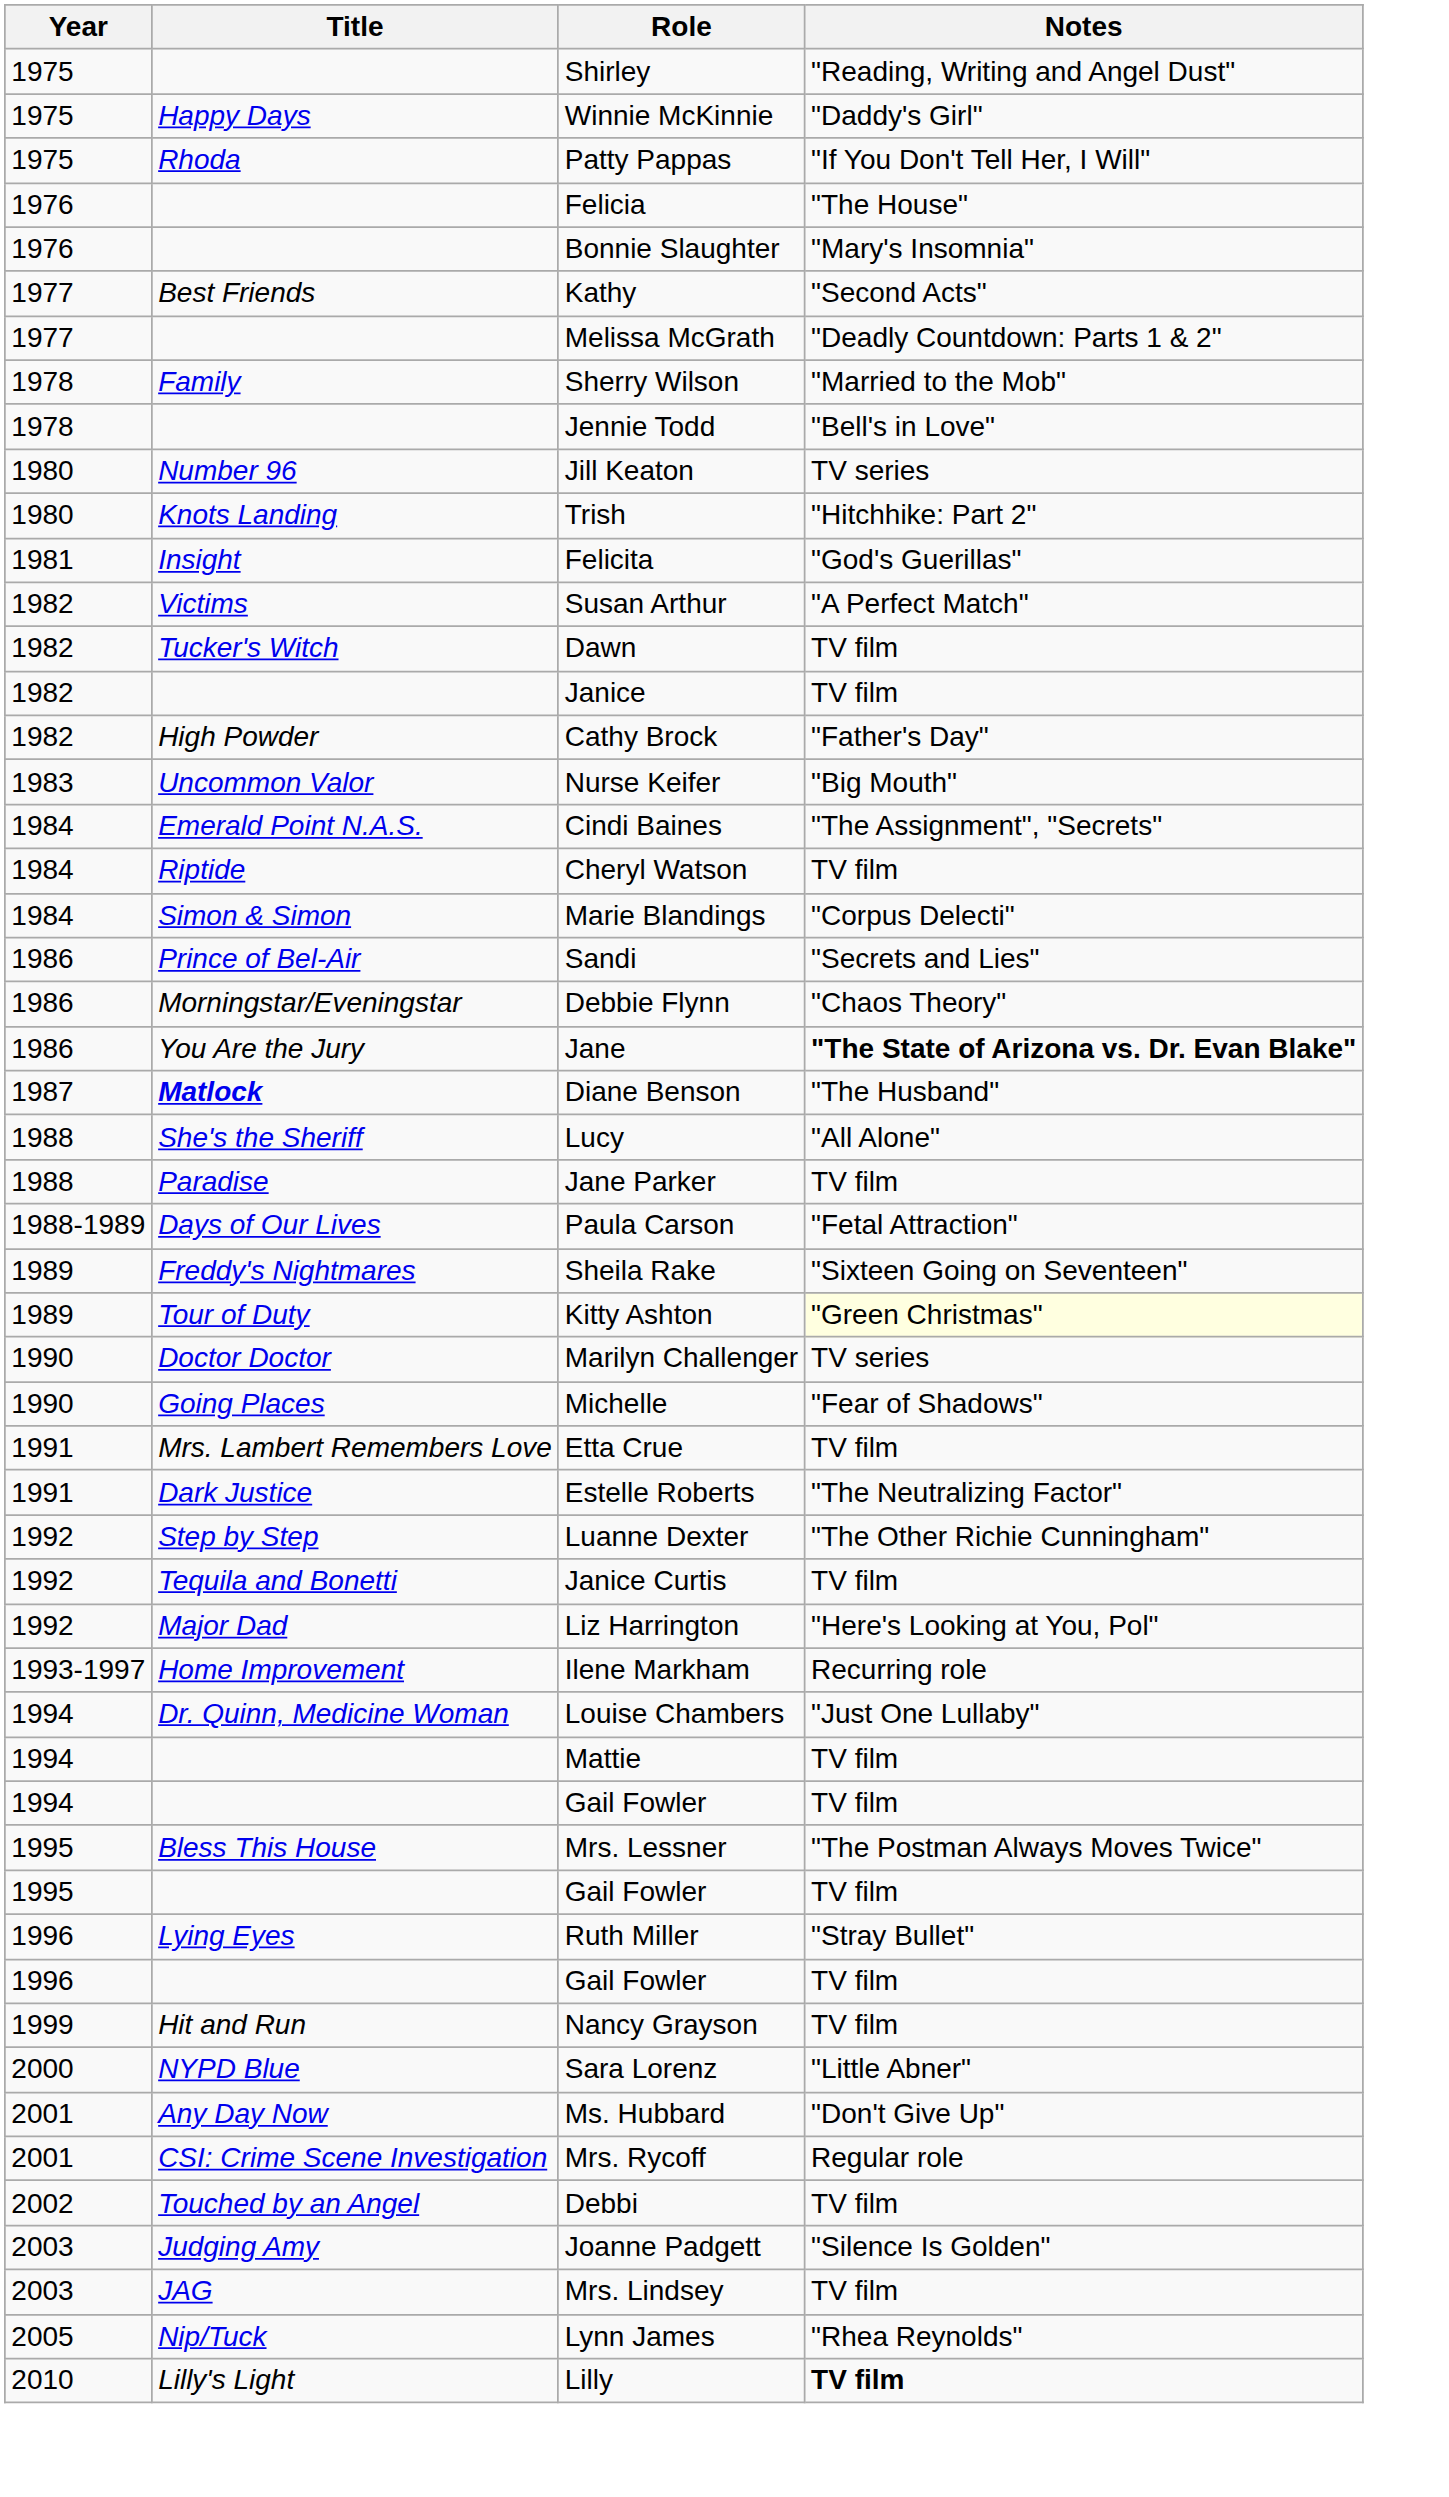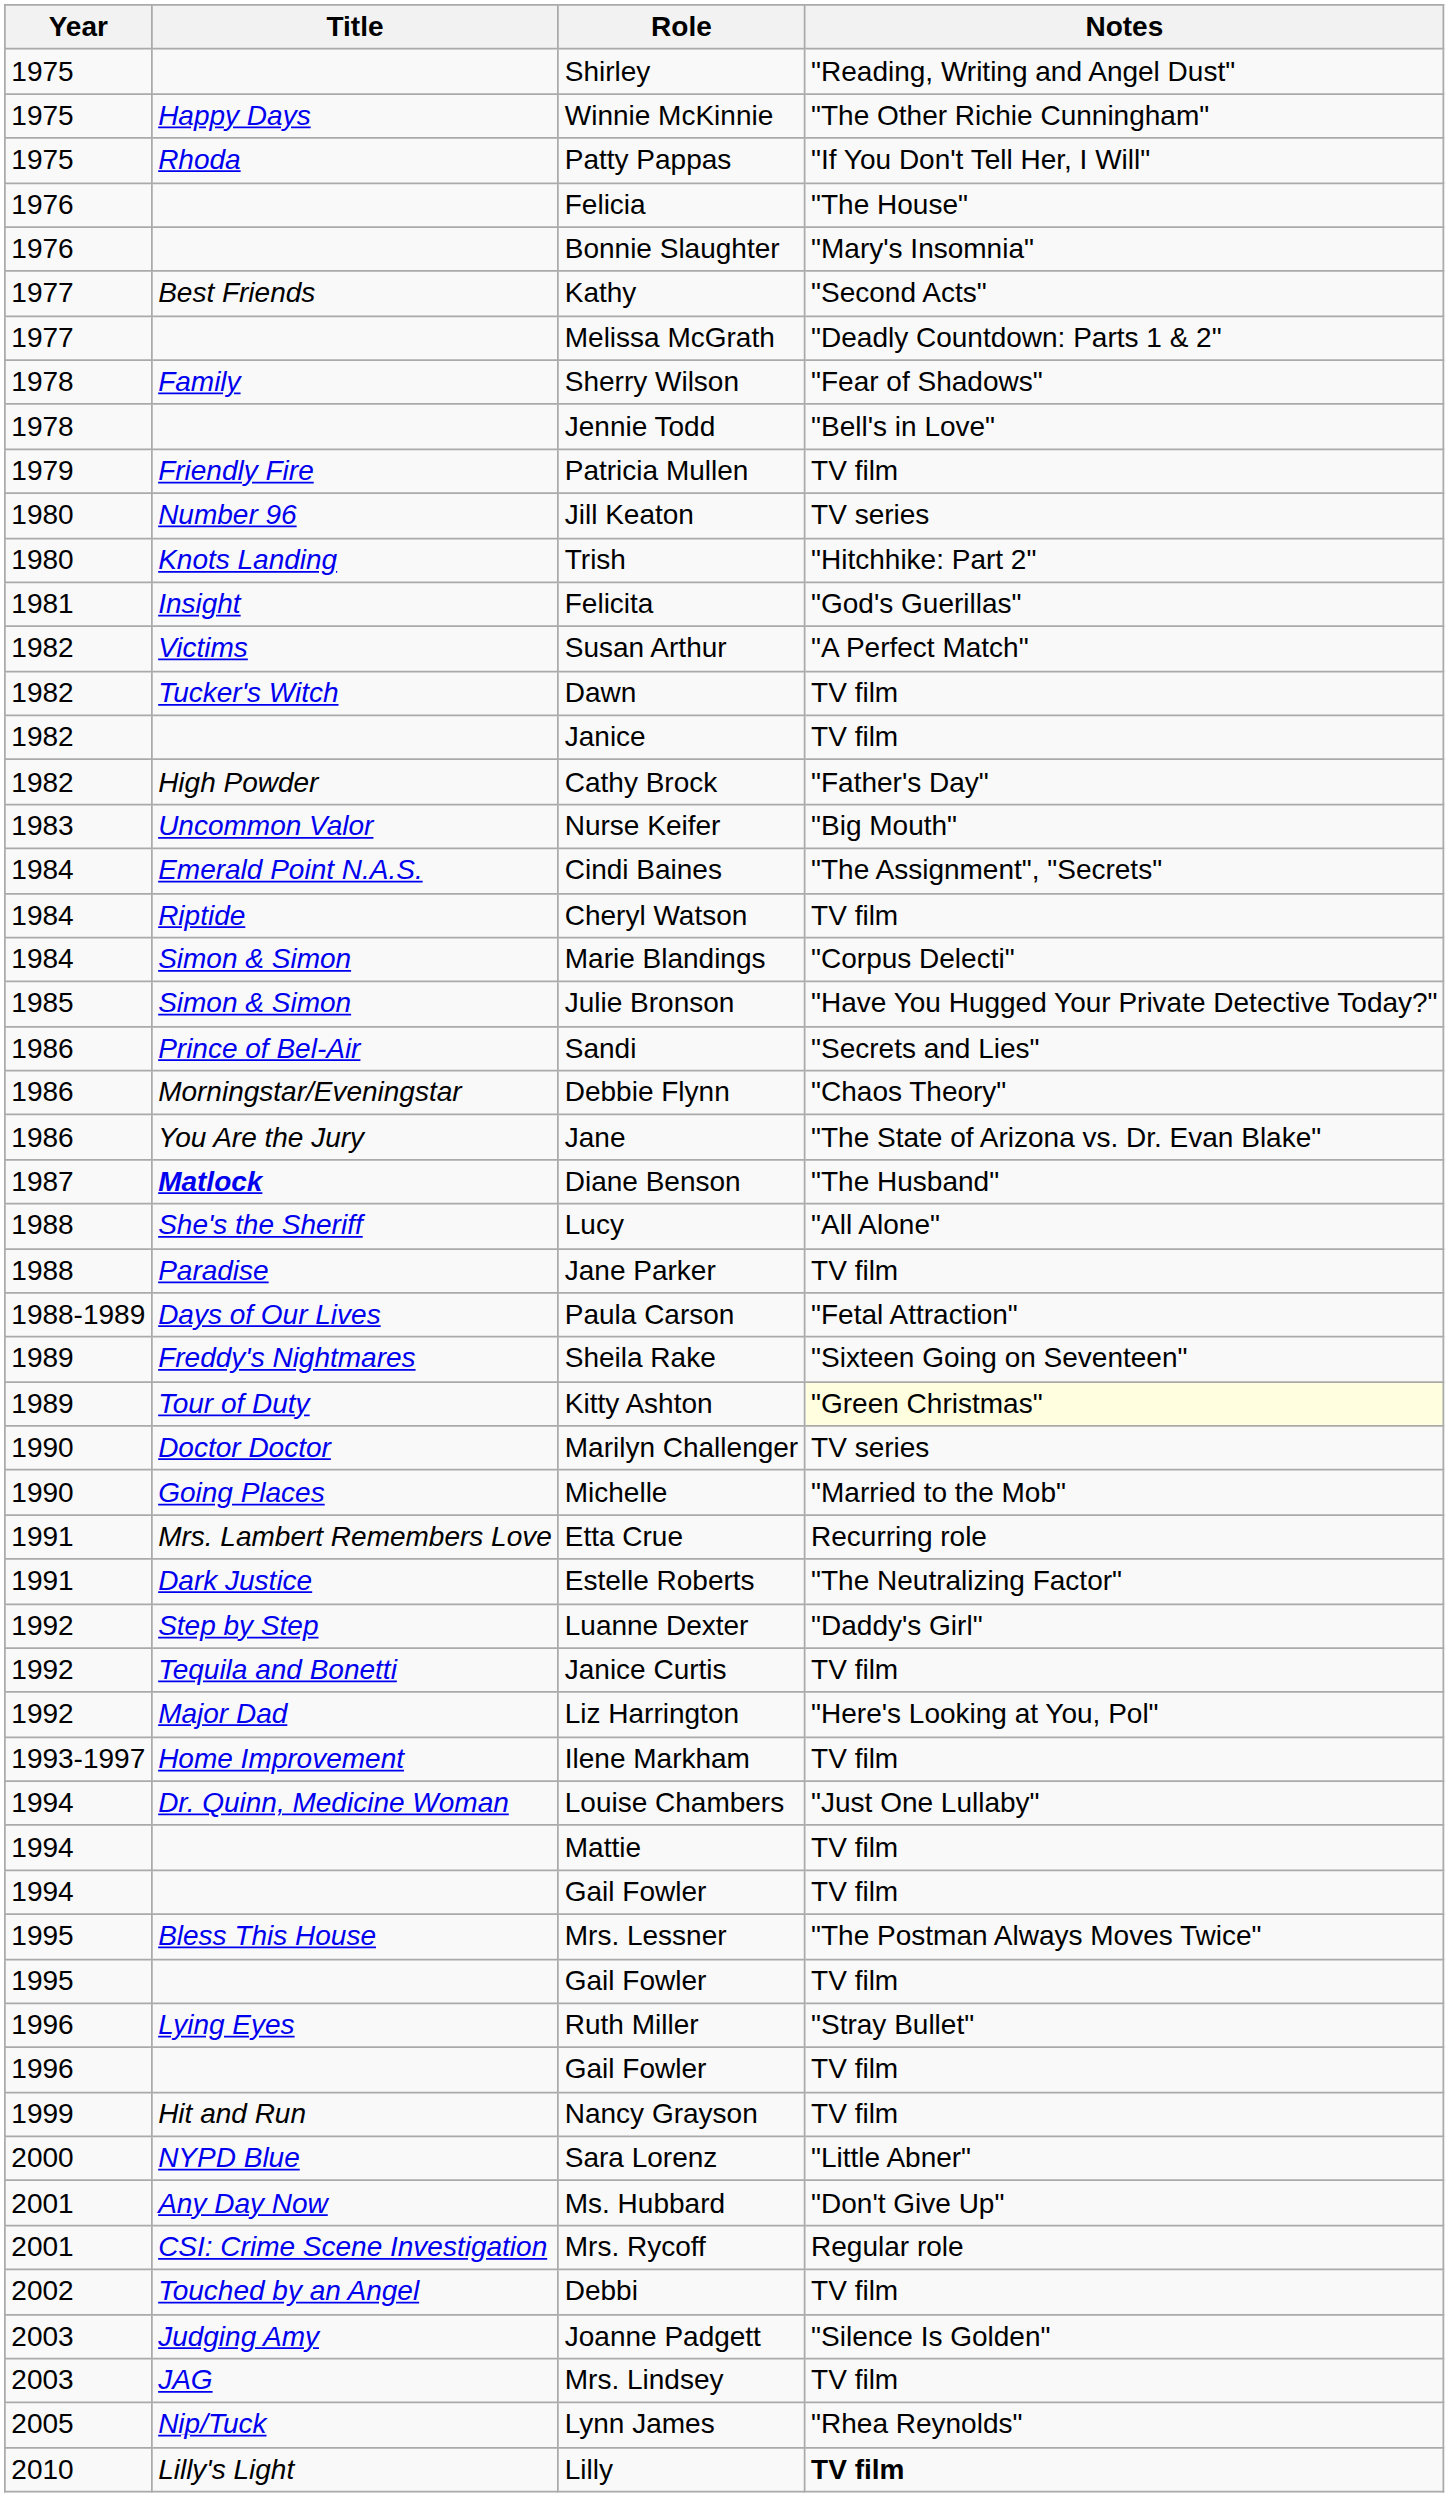(897, 115) "Daddy's Girl" -> (1010, 115) "The Other Richie Cunningham"
(939, 381) "Married to the Mob" -> (927, 381) "Fear of Shadows"
+ row: (42, 470)
+ row: (42, 1003)
(1084, 1048) bold -> (1066, 1136) normal
(927, 1403) "Fear of Shadows" -> (939, 1492) "Married to the Mob"
(855, 1447) TV film -> (899, 1536) Recurring role
(1010, 1536) "The Other Richie Cunningham" -> (897, 1625) "Daddy's Girl"
(899, 1669) Recurring role -> (855, 1758) TV film
